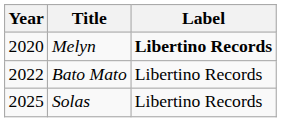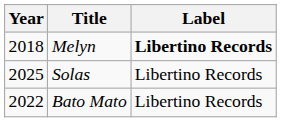(26, 46) 2020 -> (26, 46) 2018
rows swapped: (89, 74) <-> (71, 102)
